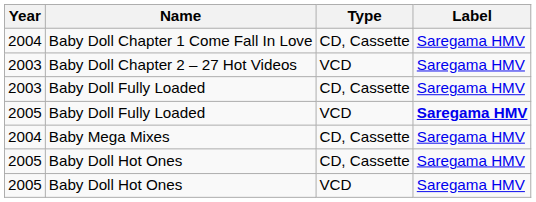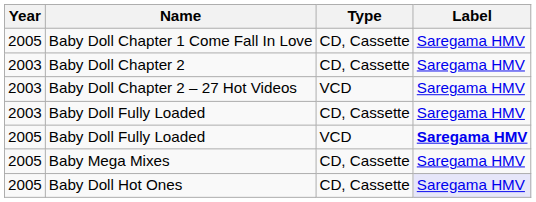(25, 40) 2004 -> (25, 40) 2005
+ row: (117, 64)
(25, 137) 2004 -> (25, 161) 2005
(471, 161) no background -> (471, 185) lavender background
- row: (116, 185)
